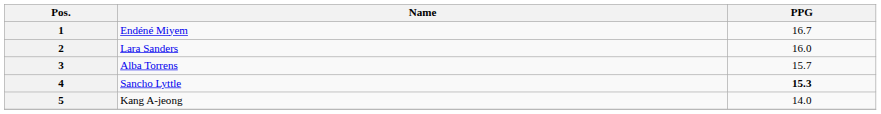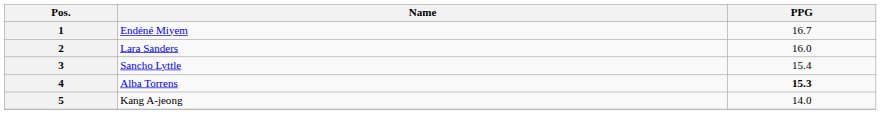(149, 65) Alba Torrens -> (151, 65) Sancho Lyttle
(802, 65) 15.7 -> (802, 65) 15.4
(151, 83) Sancho Lyttle -> (149, 83) Alba Torrens
